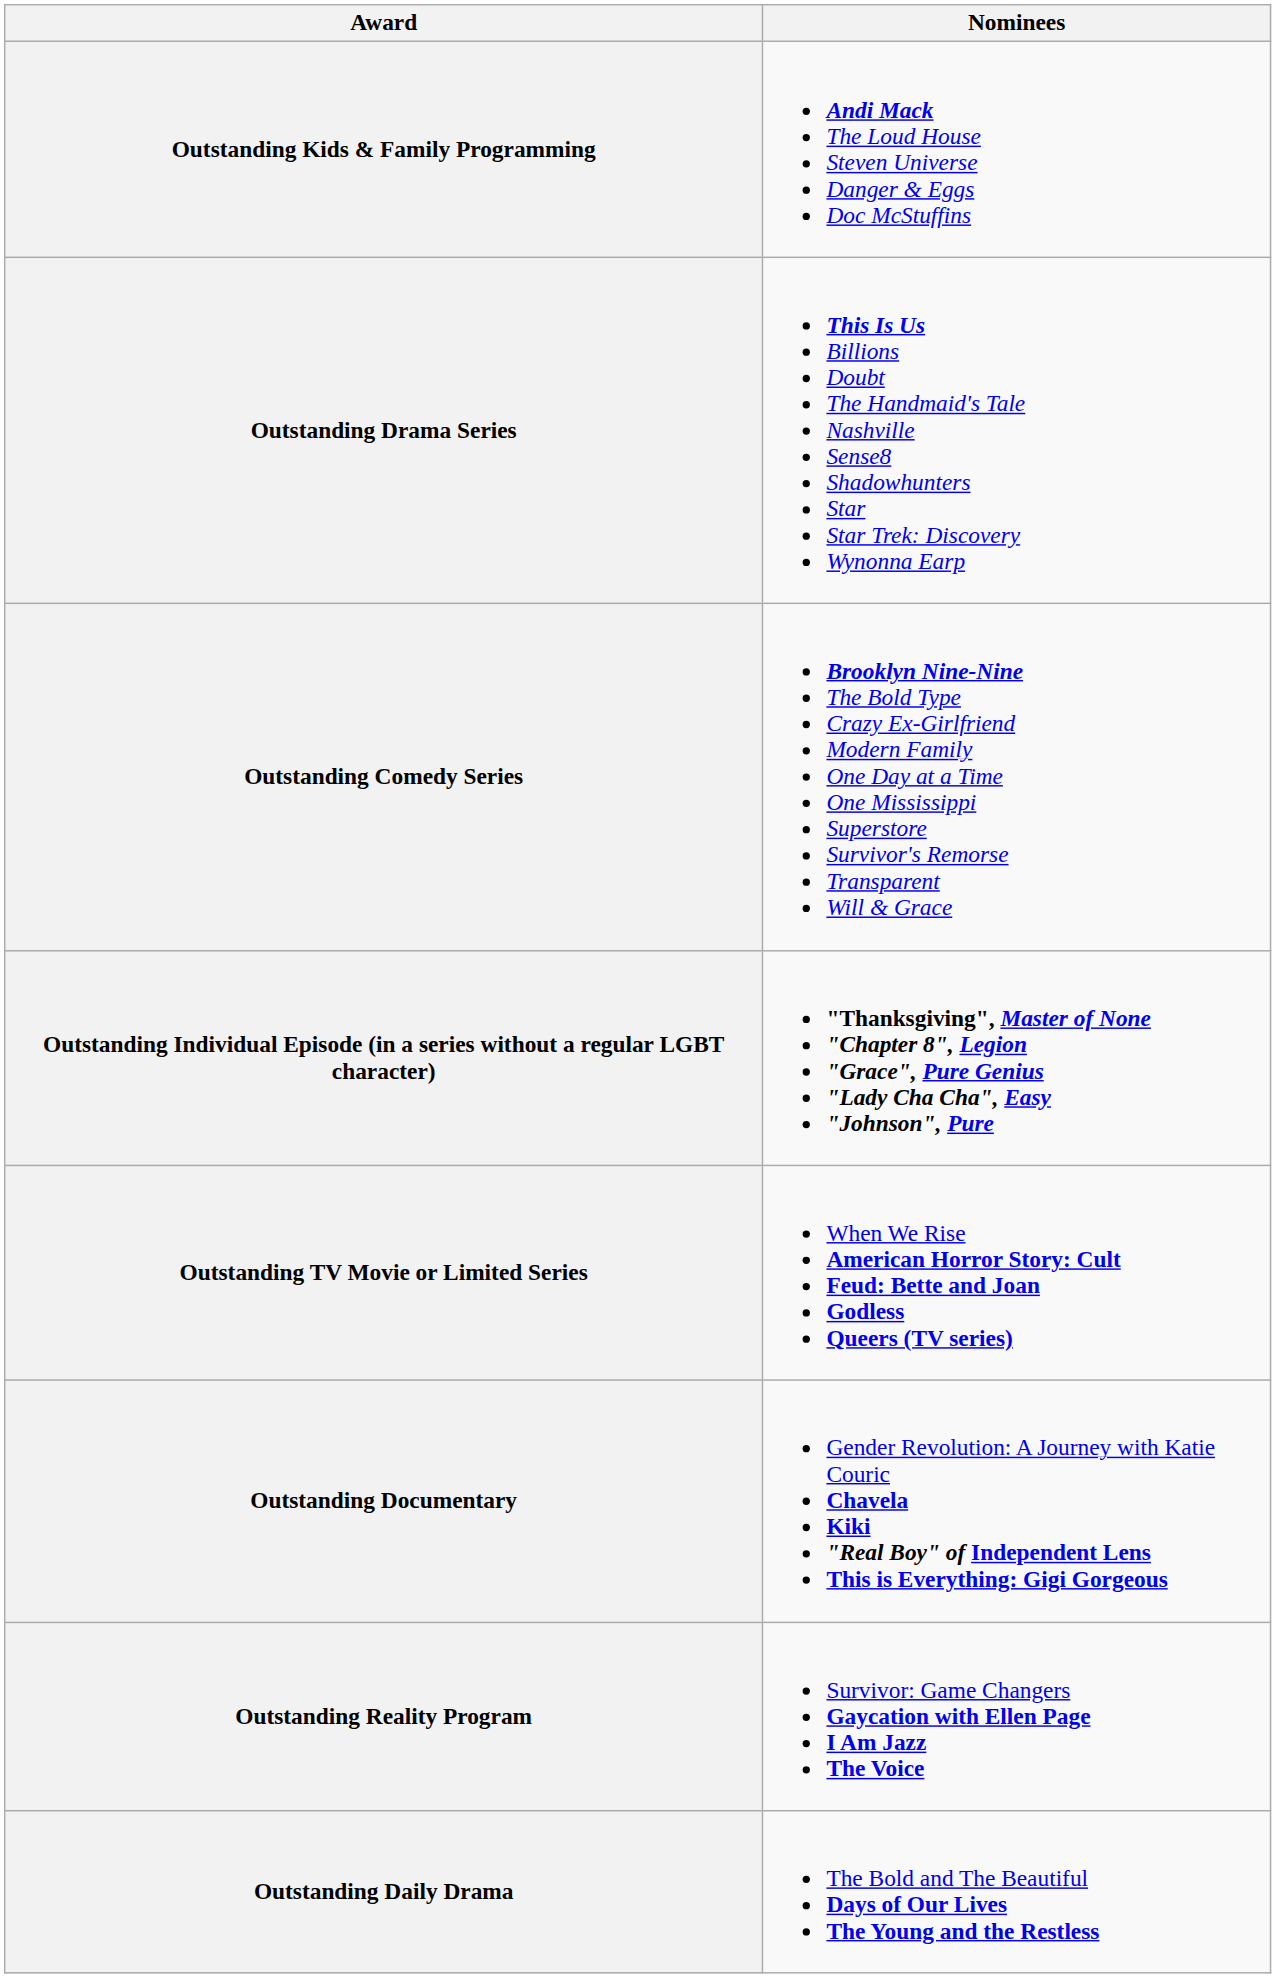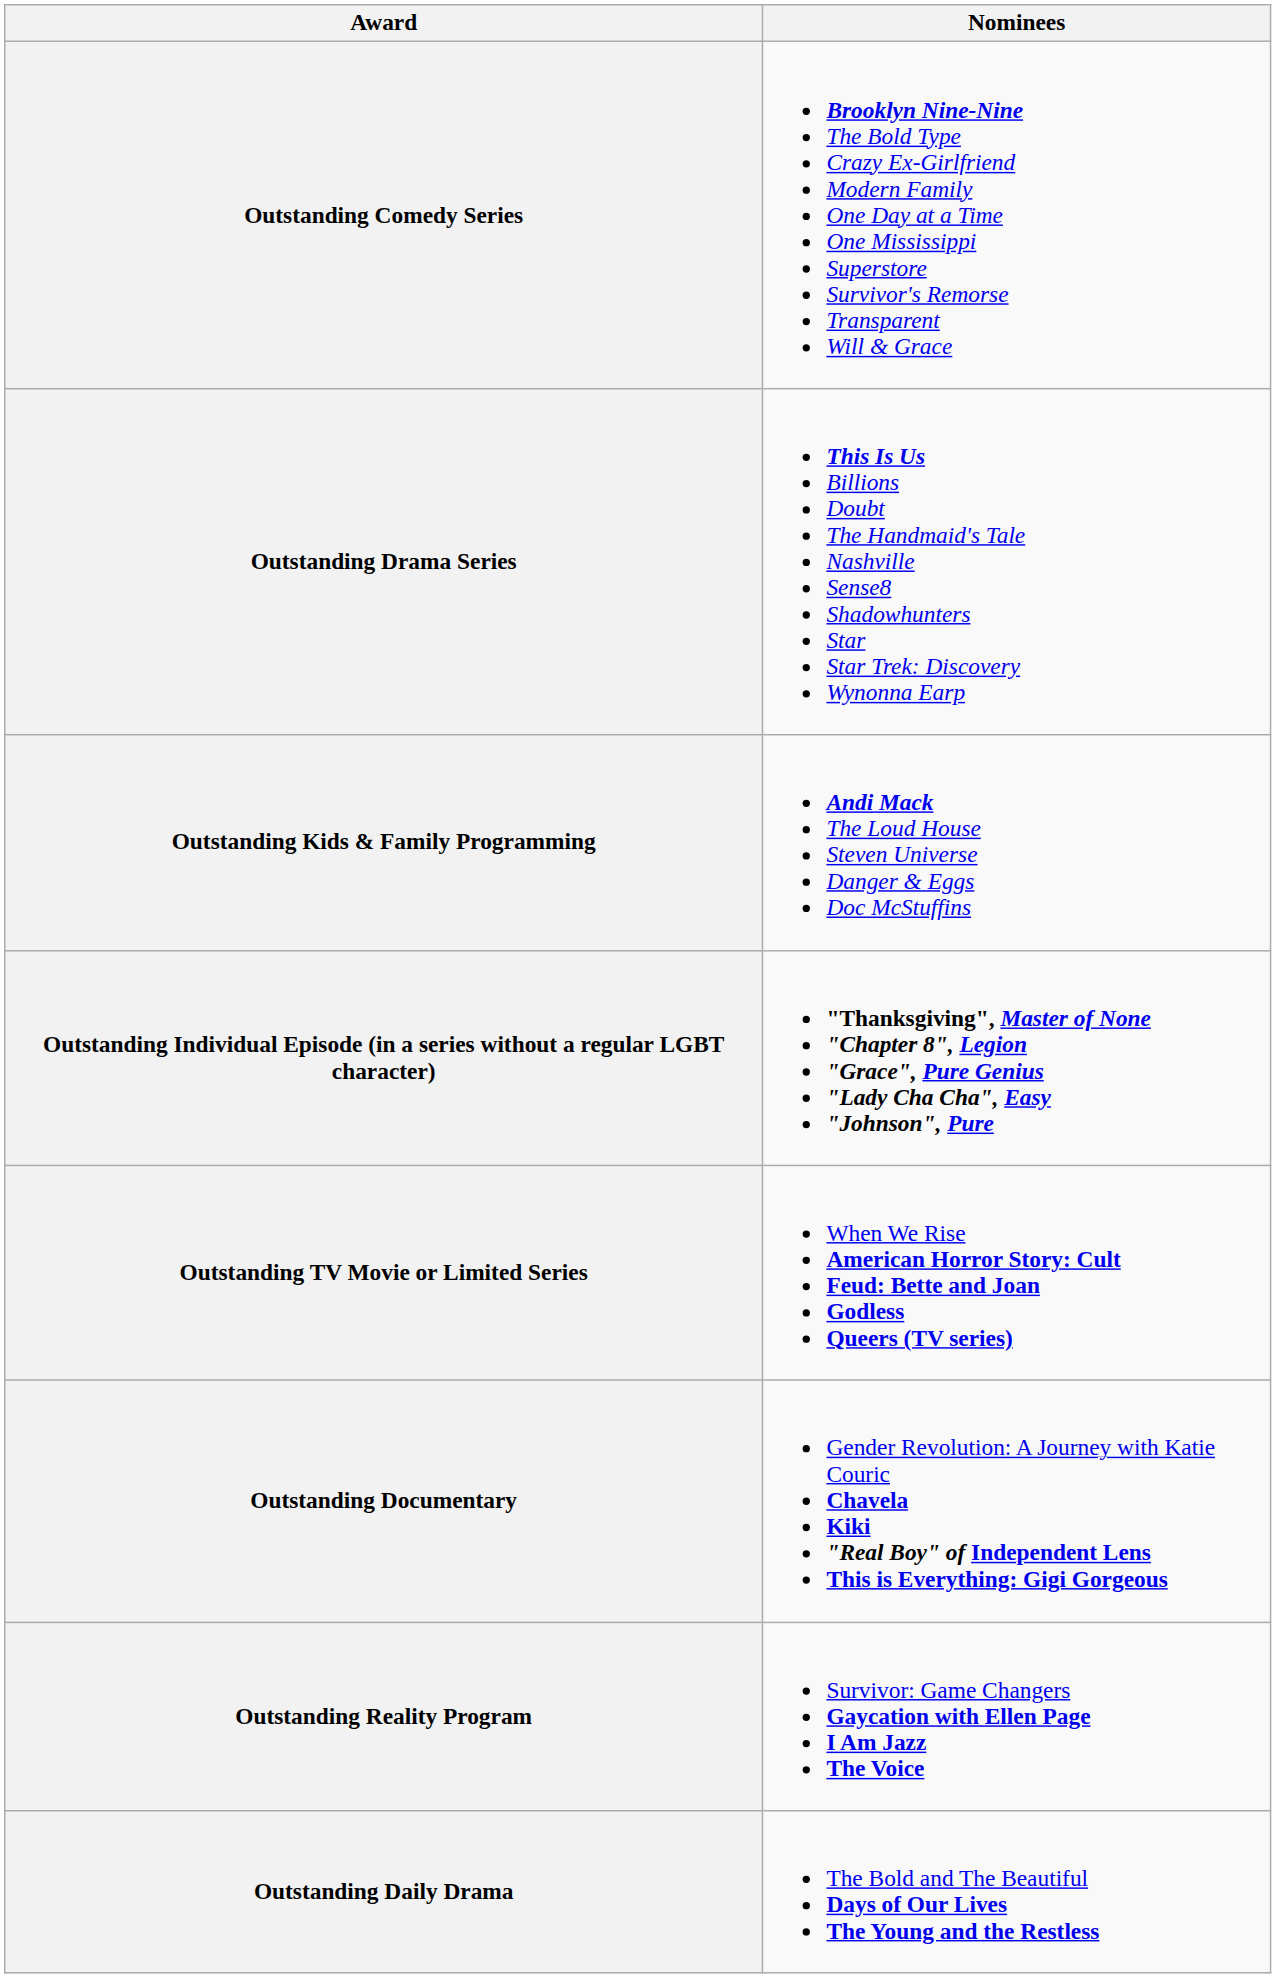rows swapped: (384, 776) <-> (384, 149)
